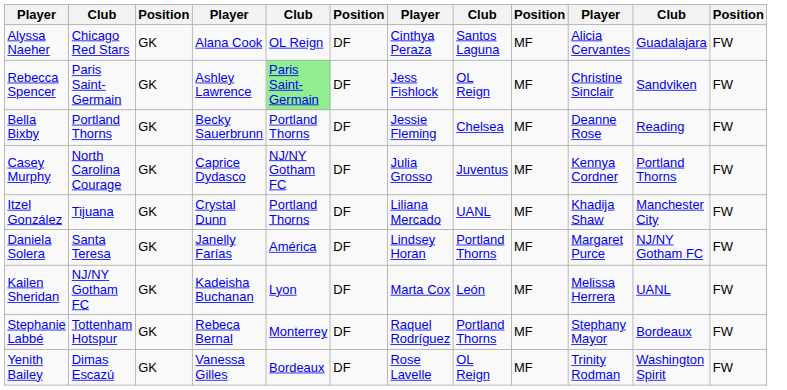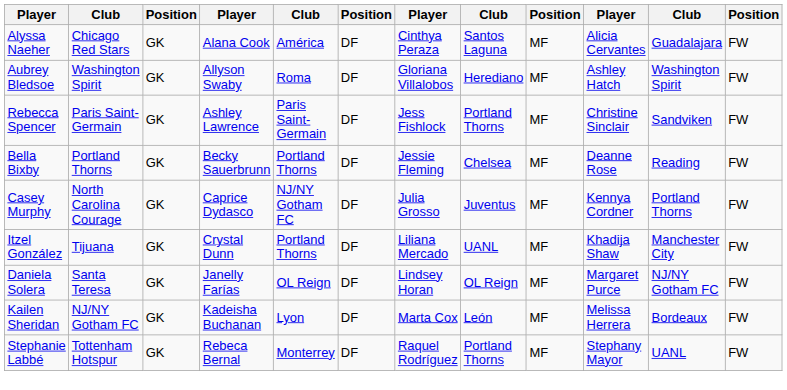(296, 42) OL Reign -> (300, 42) América
+ row: (31, 77)
(294, 85) lightgreen background -> (301, 120) no background
(473, 85) OL Reign -> (488, 120) Portland Thorns
(293, 247) América -> (304, 282) OL Reign
(480, 247) Portland Thorns -> (491, 282) OL Reign
(653, 289) UANL -> (679, 317) Bordeaux
(664, 332) Bordeaux -> (669, 352) UANL
- row: (25, 367)
